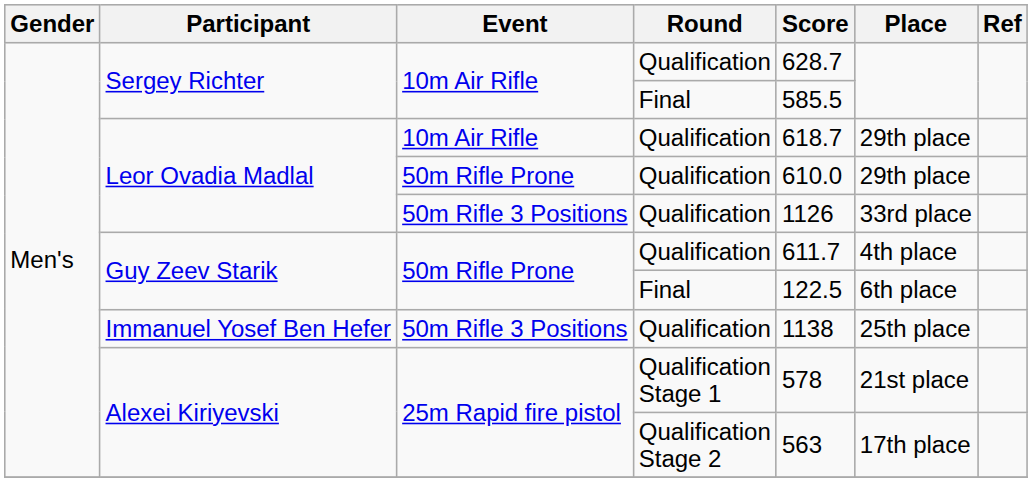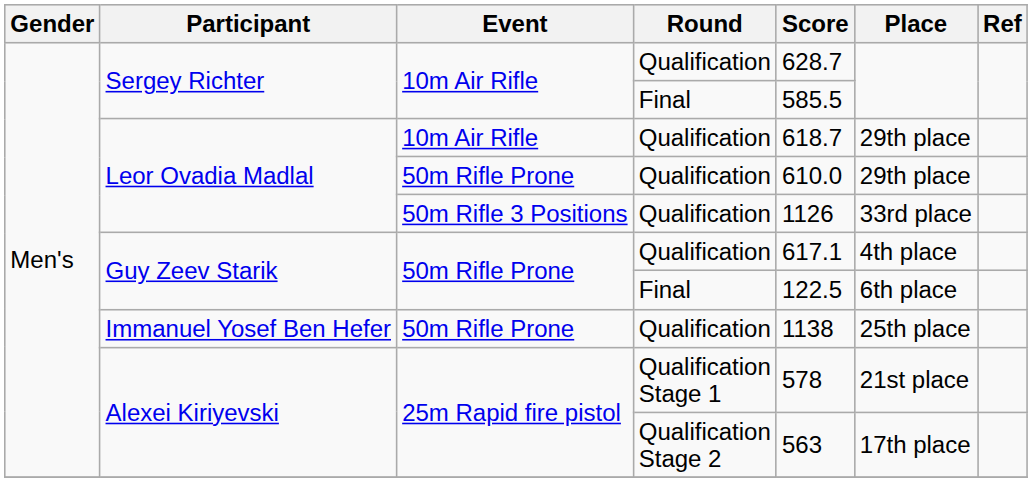(811, 252) 611.7 -> (812, 252) 617.1
(515, 328) 50m Rifle 3 Positions -> (488, 328) 50m Rifle Prone
